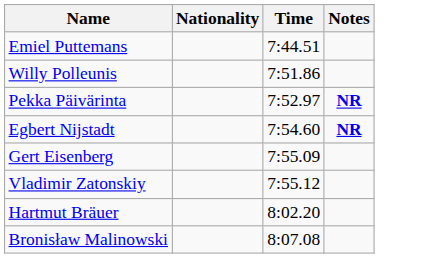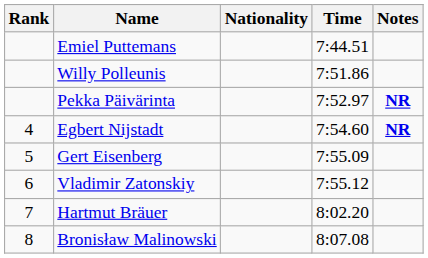+ column: (29, 18)
